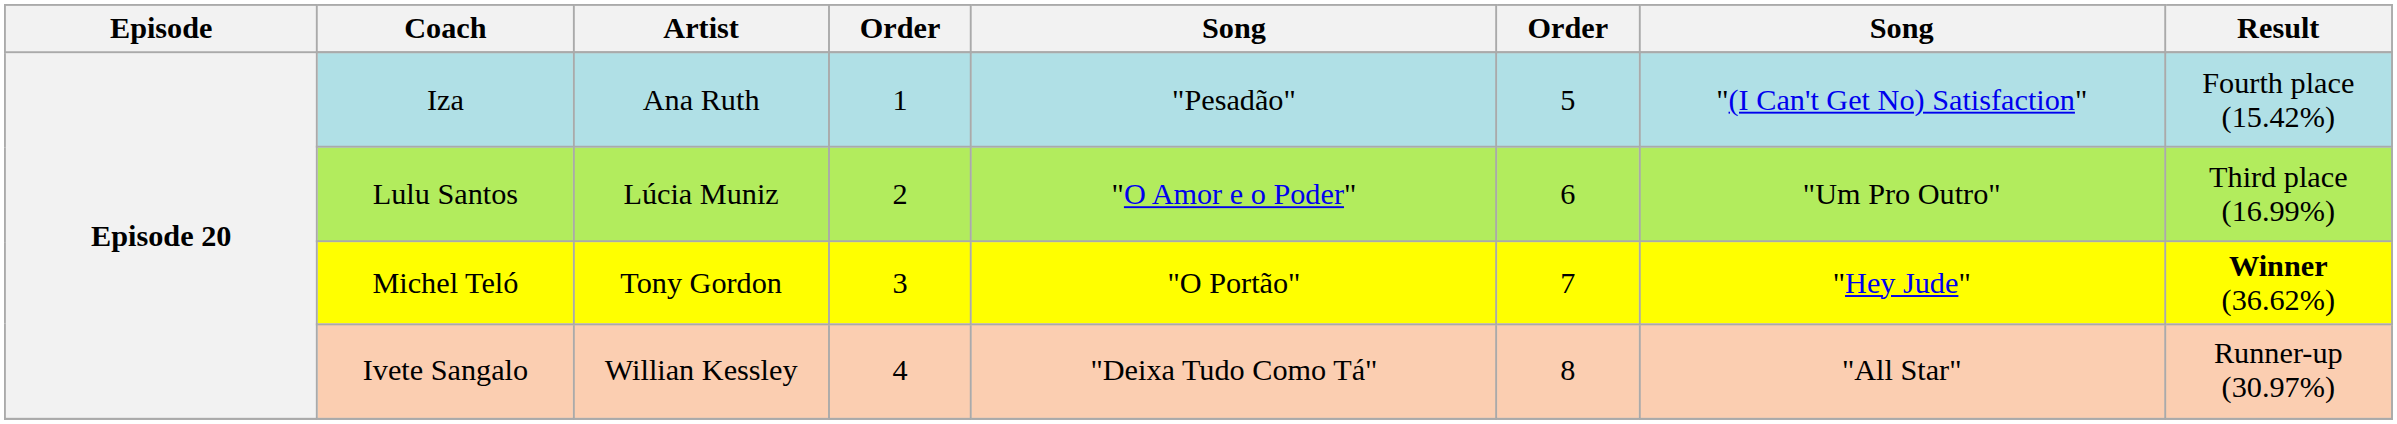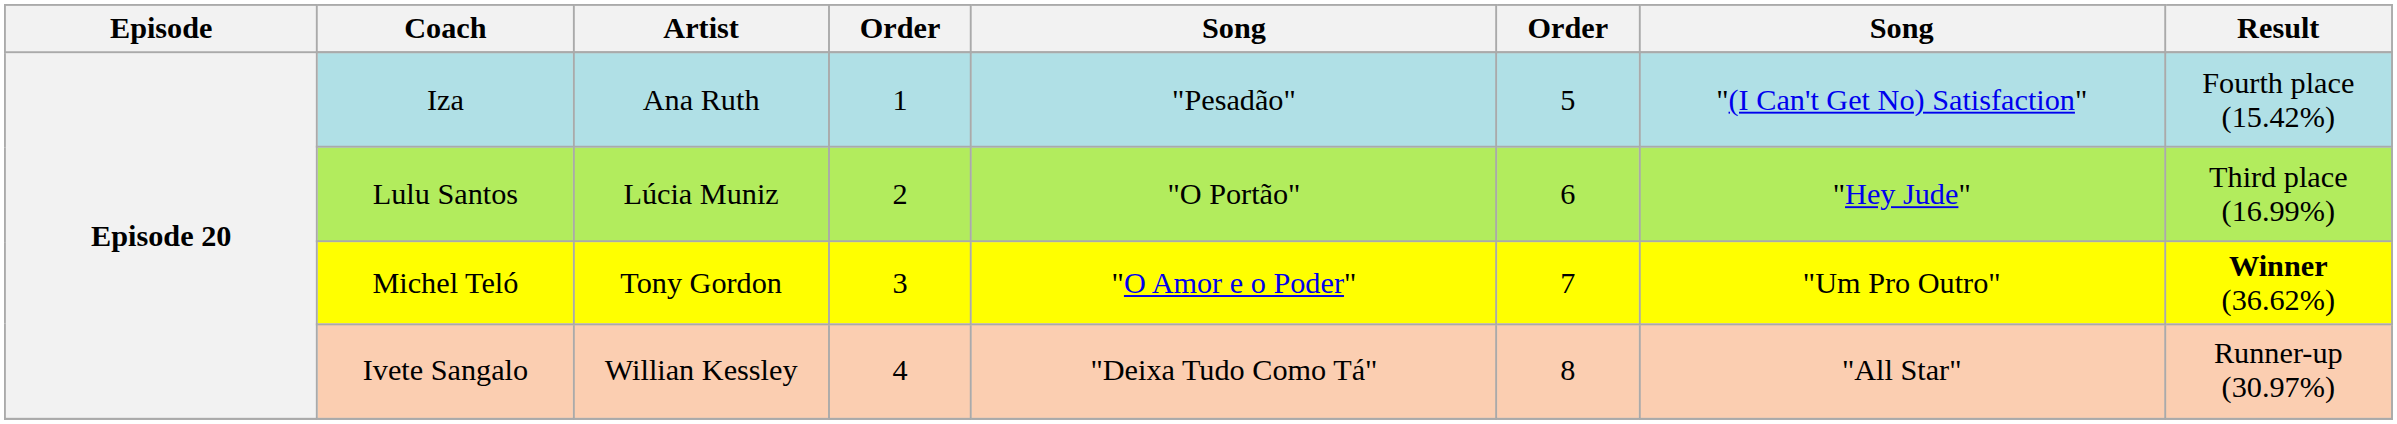(1234, 194) "O Amor e o Poder" -> (1234, 194) "O Portão"
(1902, 194) "Um Pro Outro" -> (1902, 194) "Hey Jude"
(1234, 282) "O Portão" -> (1234, 282) "O Amor e o Poder"
(1902, 282) "Hey Jude" -> (1902, 282) "Um Pro Outro"
